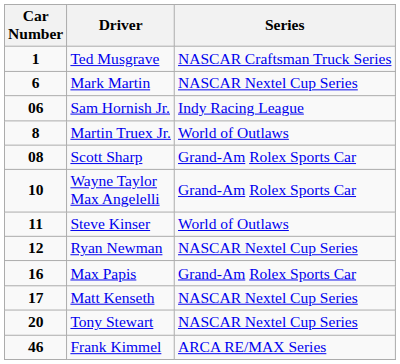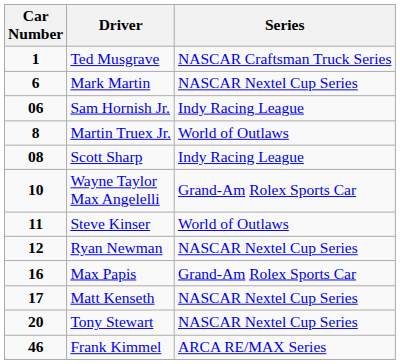(267, 157) Grand-Am Rolex Sports Car -> (241, 157) Indy Racing League
